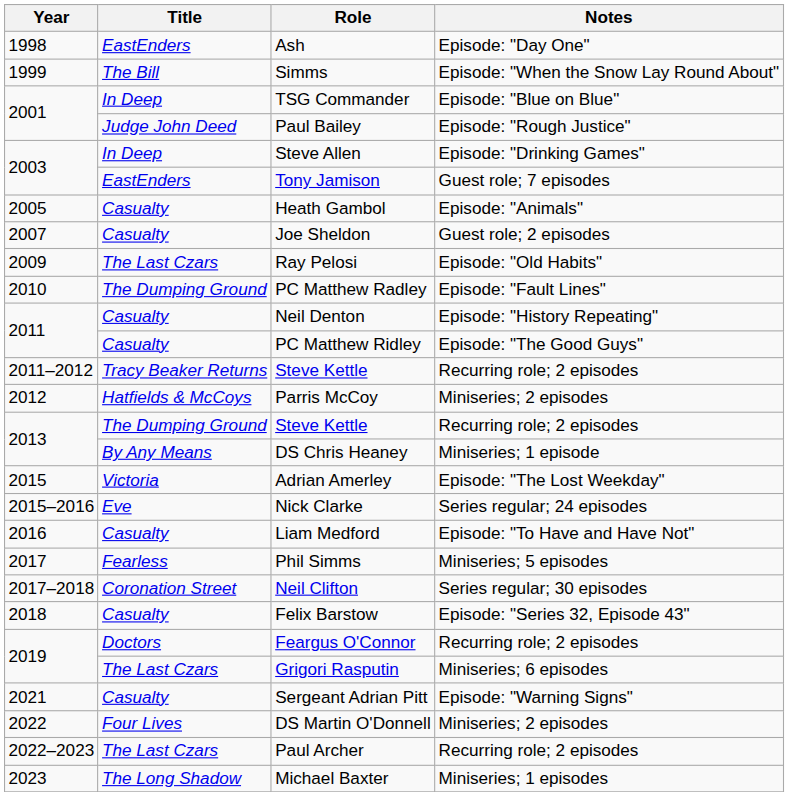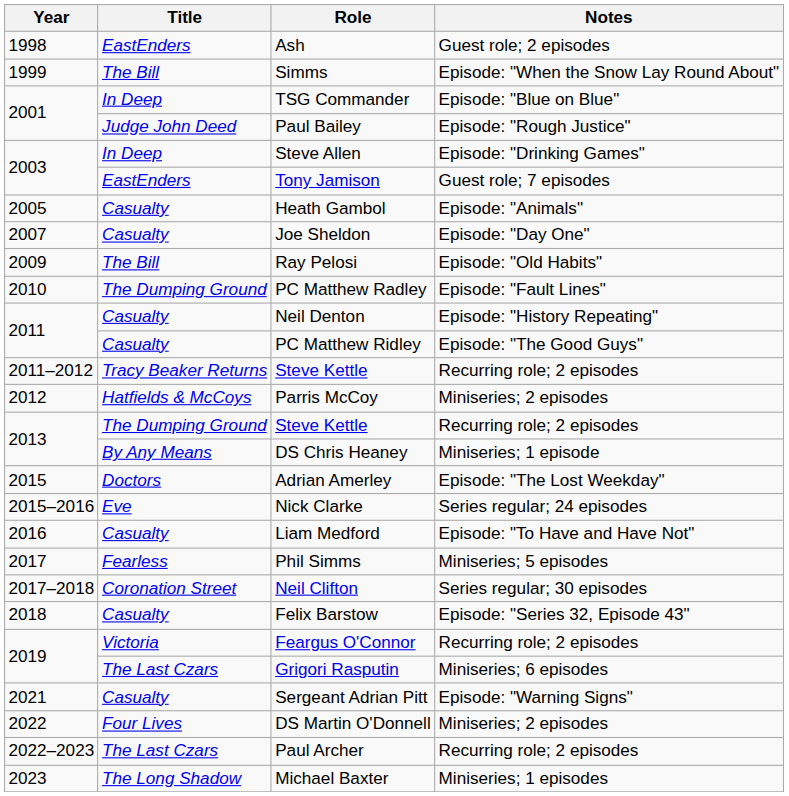(514, 45) Episode: "Day One" -> (524, 45) Guest role; 2 episodes
(524, 235) Guest role; 2 episodes -> (514, 235) Episode: "Day One"
(160, 262) The Last Czars -> (131, 262) The Bill
(130, 479) Victoria -> (132, 479) Doctors
(132, 642) Doctors -> (130, 642) Victoria
